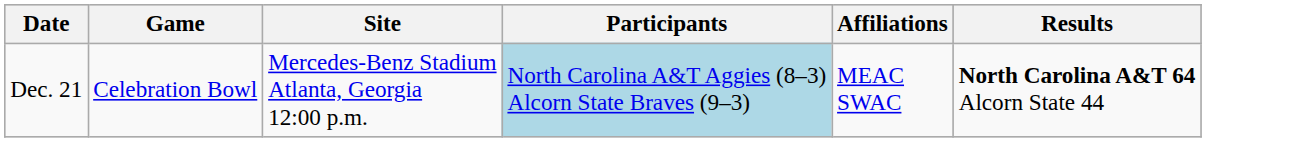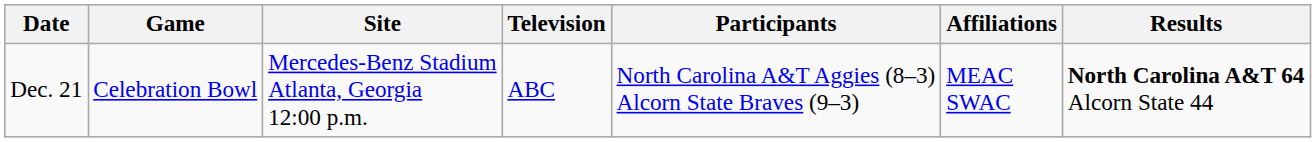+ column: (557, 24)
(667, 89) lightblue background -> (776, 89) no background
